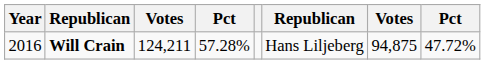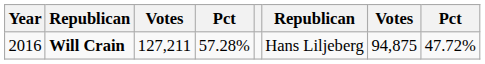(164, 45) 124,211 -> (164, 45) 127,211
